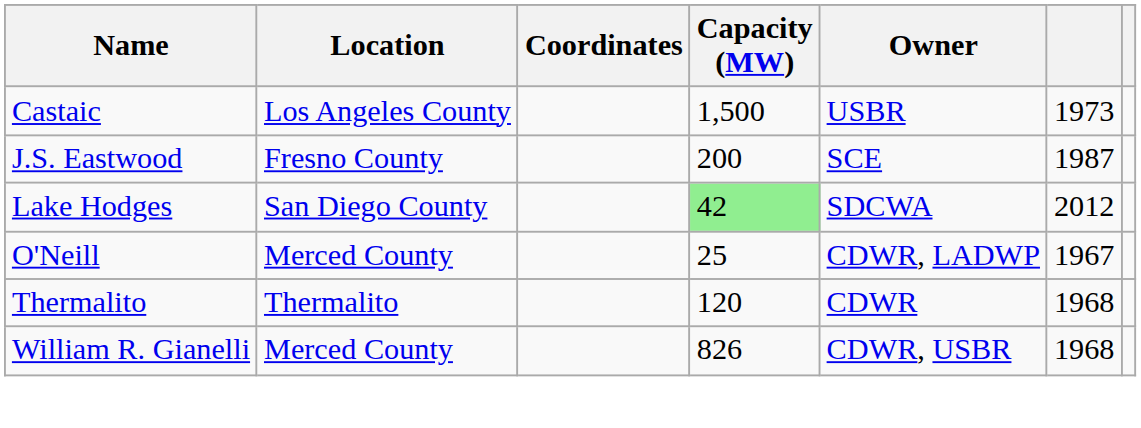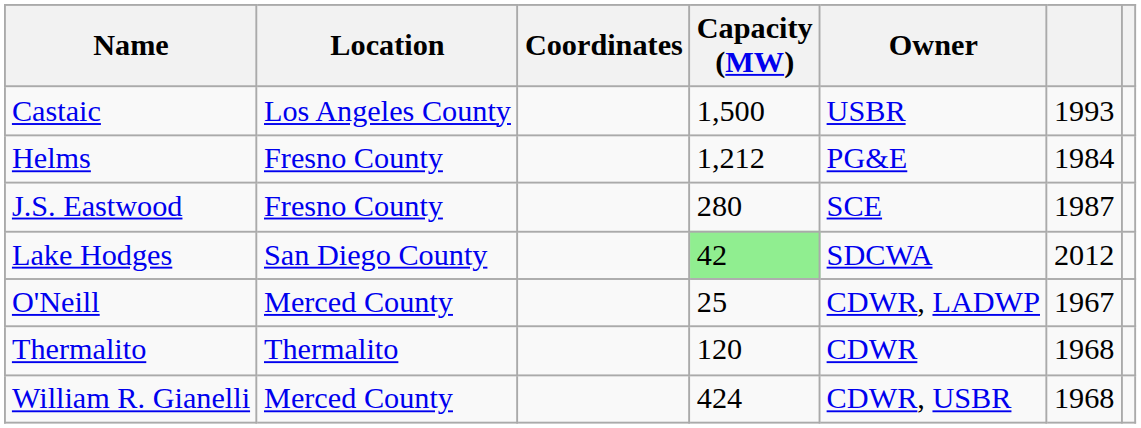(1084, 110) 1973 -> (1084, 110) 1993
+ row: (51, 158)
(719, 158) 200 -> (719, 206) 280
(719, 350) 826 -> (719, 398) 424
